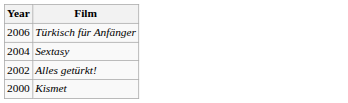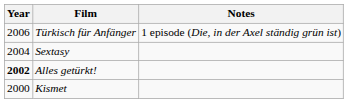+ column: (241, 14)
(18, 70) normal -> (18, 70) bold
